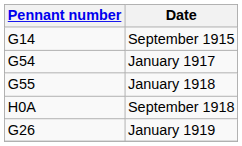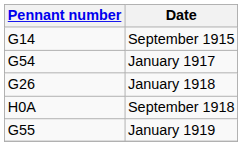(21, 84) G55 -> (21, 84) G26
(21, 130) G26 -> (21, 130) G55
